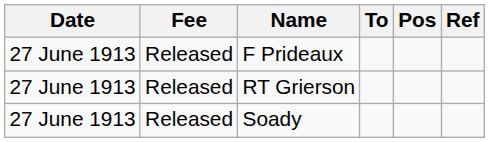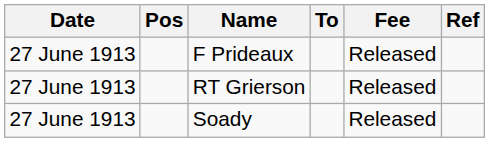columns swapped: (417, 20) <-> (189, 20)
